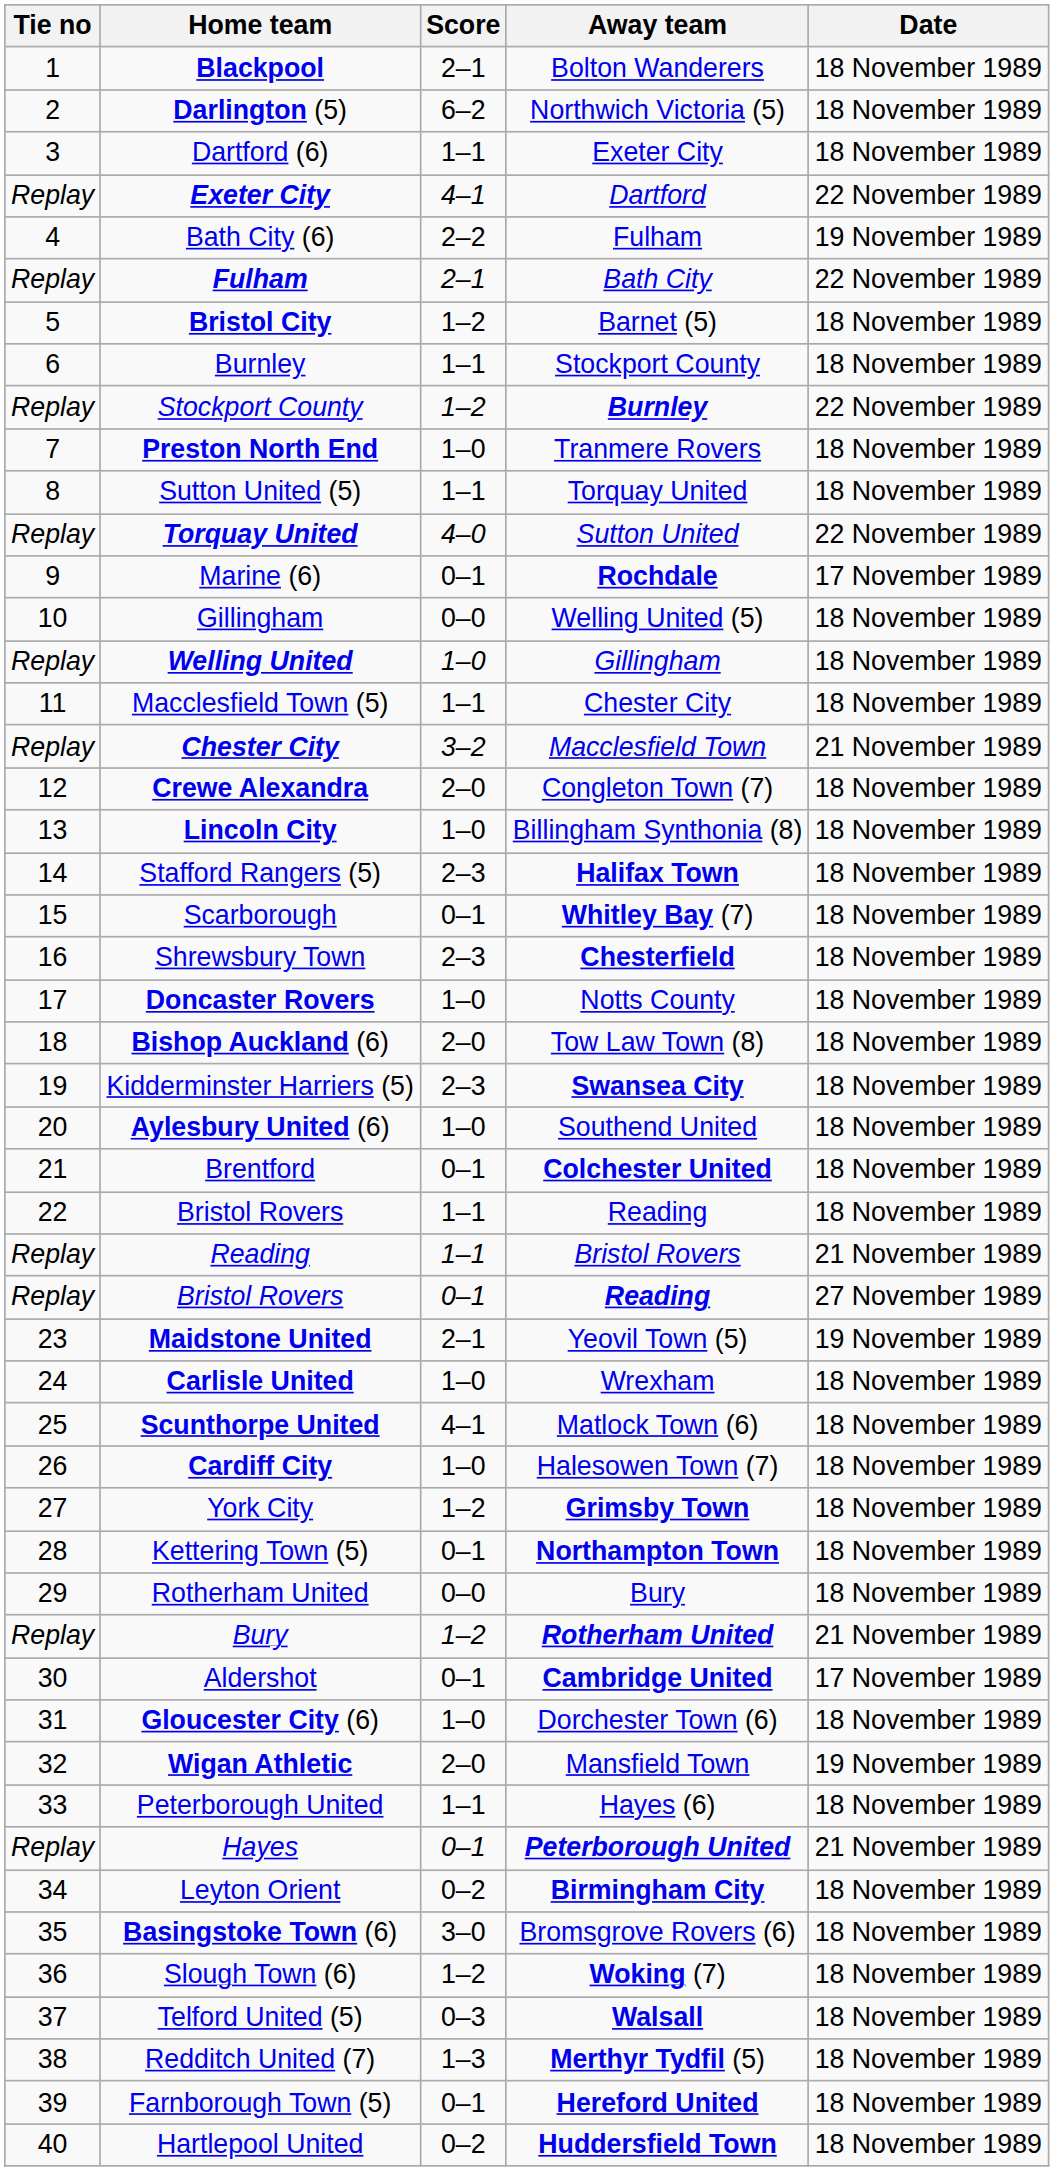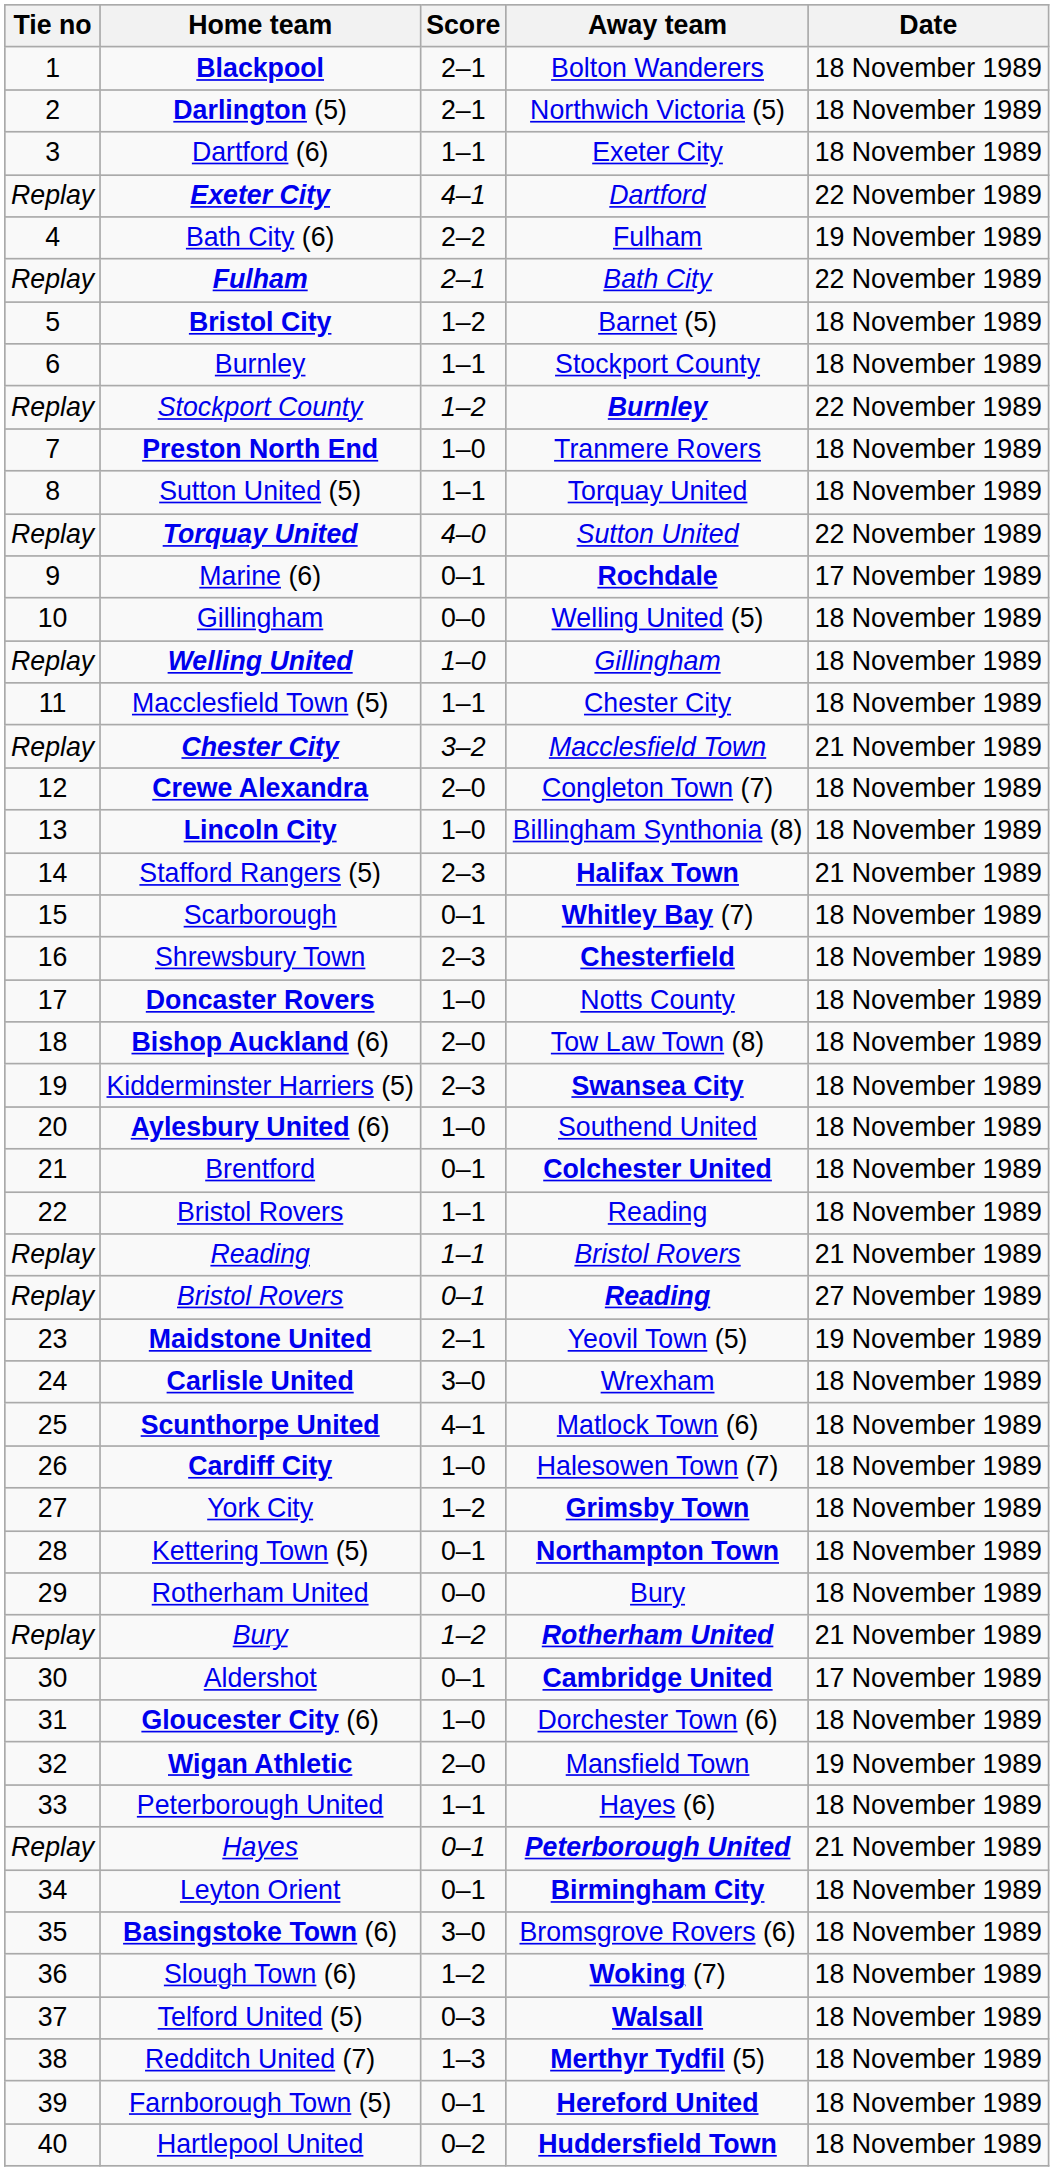(463, 110) 6–2 -> (463, 110) 2–1
(928, 873) 18 November 1989 -> (928, 873) 21 November 1989
(463, 1381) 1–0 -> (463, 1381) 3–0
(463, 1890) 0–2 -> (463, 1890) 0–1
